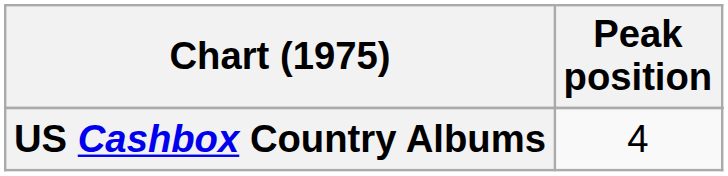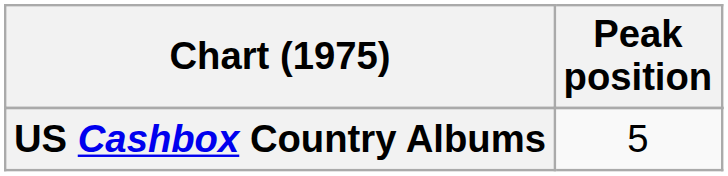(638, 138) 4 -> (638, 138) 5
